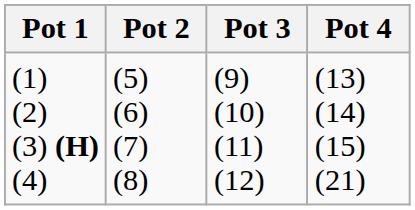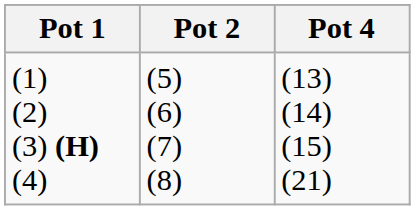- column: (257, 28)
